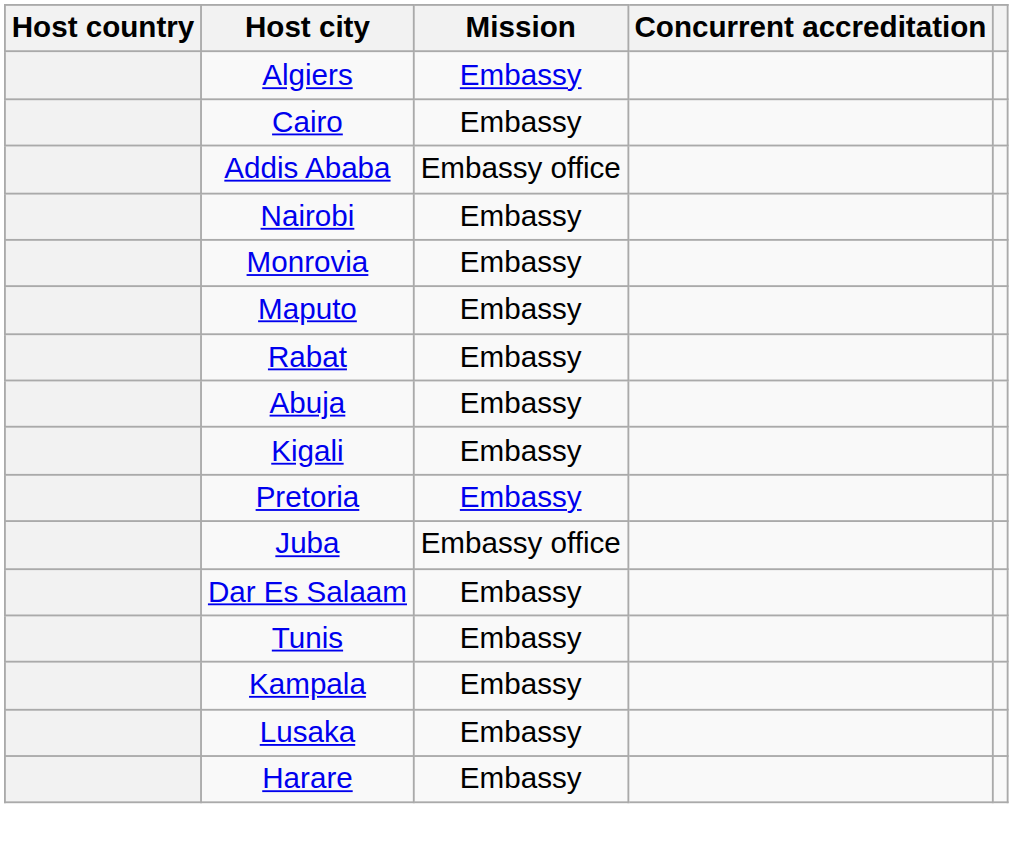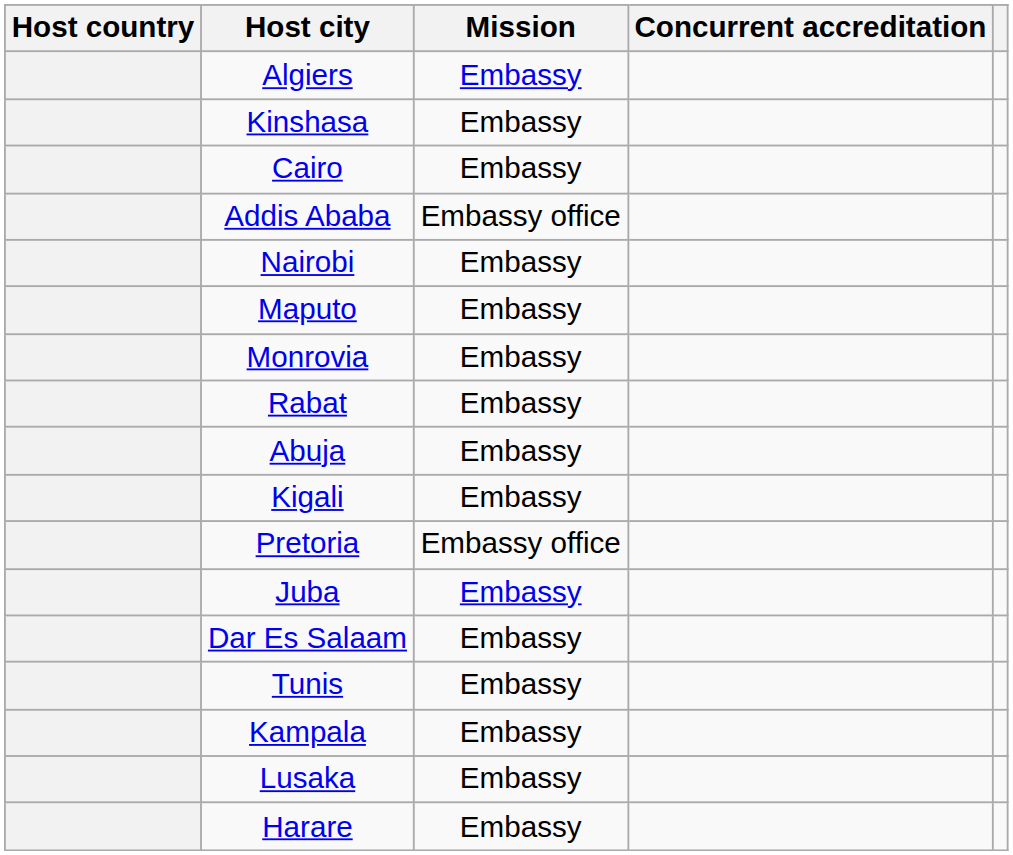+ row: (307, 121)
rows swapped: (307, 262) <-> (307, 309)
(521, 497) Embassy -> (521, 544) Embassy office
(521, 544) Embassy office -> (521, 591) Embassy
